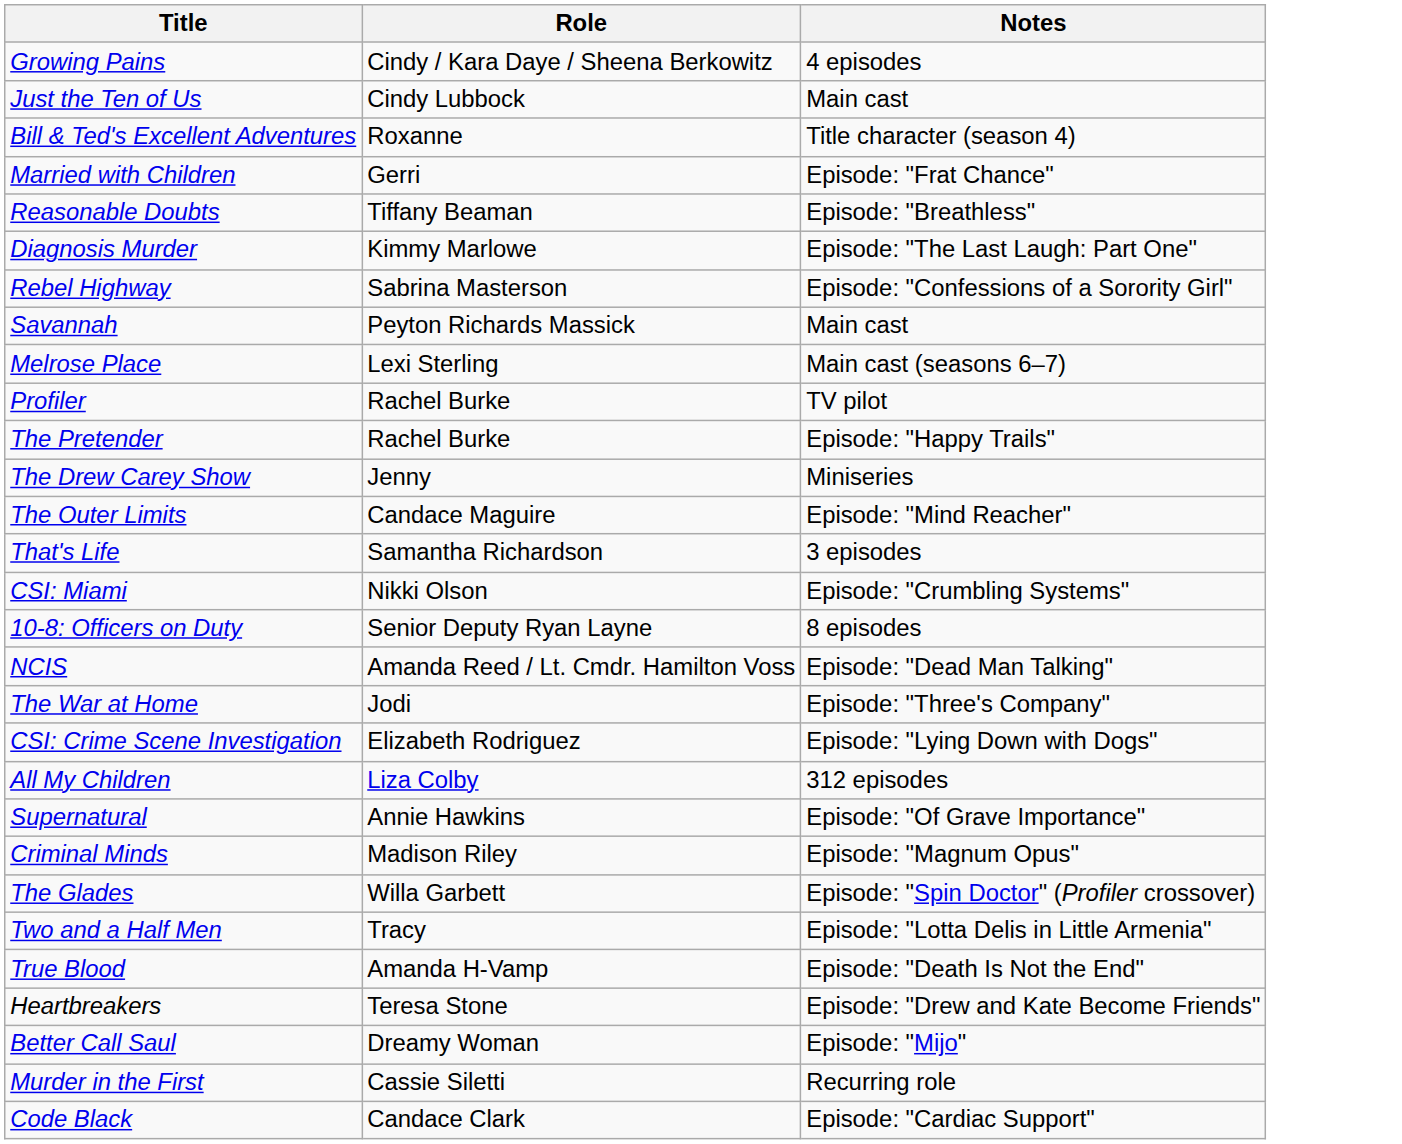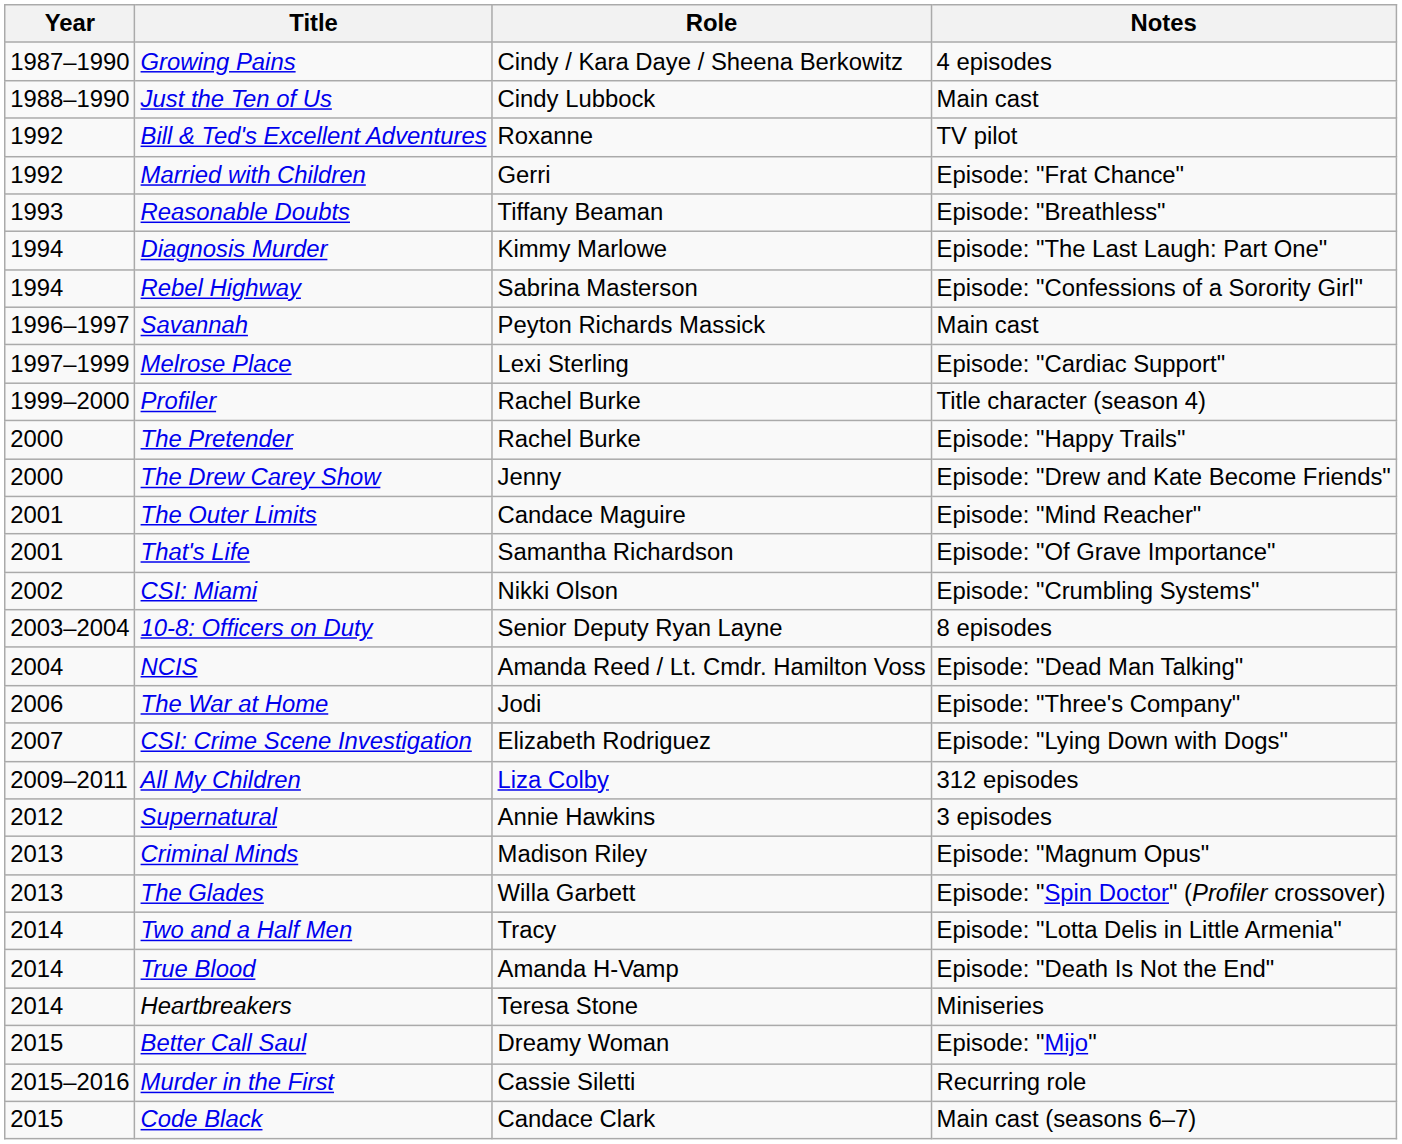+ column: (70, 23)
(941, 136) Title character (season 4) -> (977, 136) TV pilot
(936, 363) Main cast (seasons 6–7) -> (1081, 363) Episode: "Cardiac Support"
(847, 401) TV pilot -> (1071, 401) Title character (season 4)
(860, 477) Miniseries -> (1164, 477) Episode: "Drew and Kate Become Friends"
(864, 552) 3 episodes -> (1106, 552) Episode: "Of Grave Importance"
(976, 817) Episode: "Of Grave Importance" -> (994, 817) 3 episodes
(1033, 1006) Episode: "Drew and Kate Become Friends" -> (990, 1006) Miniseries
(951, 1119) Episode: "Cardiac Support" -> (1066, 1119) Main cast (seasons 6–7)
